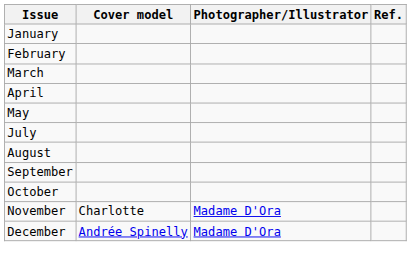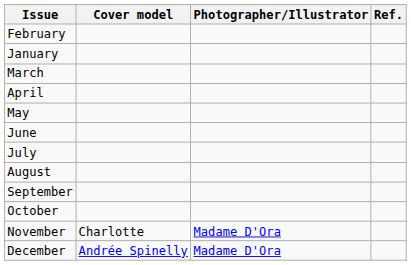rows swapped: (33, 34) <-> (36, 54)
+ row: (22, 133)
